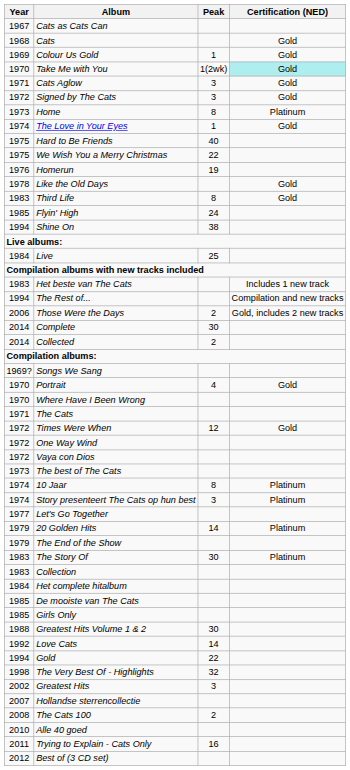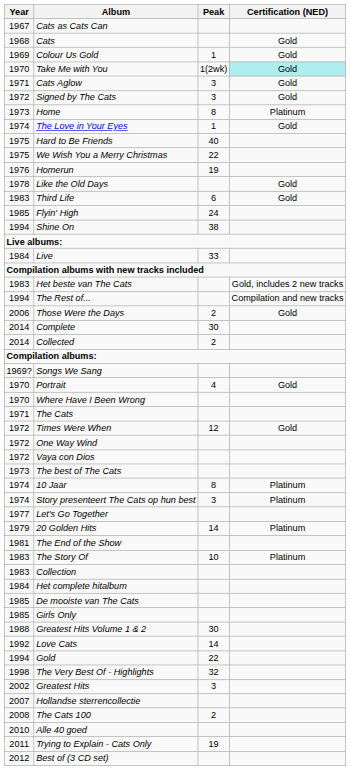(214, 198) 8 -> (214, 198) 6
(214, 256) 25 -> (214, 256) 33
(288, 284) Includes 1 new track -> (288, 284) Gold, includes 2 new tracks
(288, 313) Gold, includes 2 new tracks -> (288, 313) Gold
(19, 543) 1979 -> (19, 543) 1981
(214, 557) 30 -> (214, 557) 10
(214, 744) 16 -> (214, 744) 19
